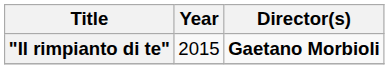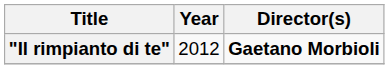(199, 48) 2015 -> (199, 48) 2012
